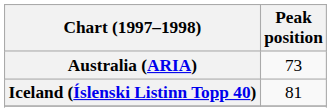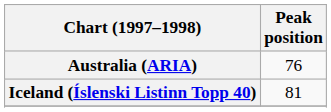(294, 65) 73 -> (294, 65) 76
